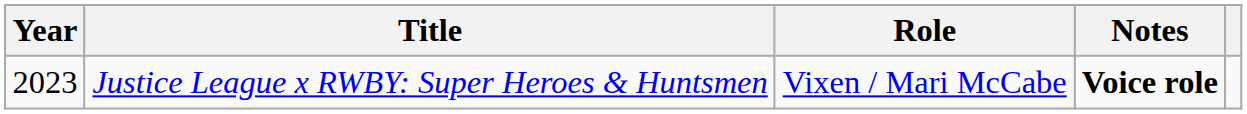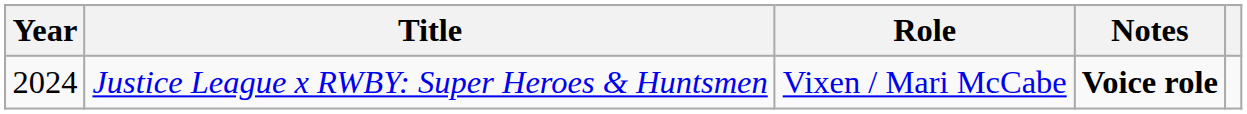(45, 81) 2023 -> (45, 81) 2024
